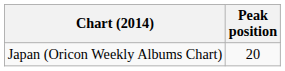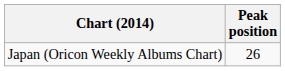(253, 54) 20 -> (253, 54) 26
